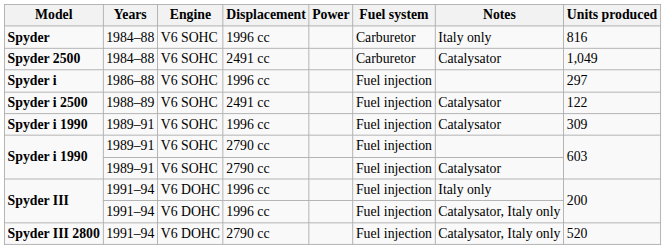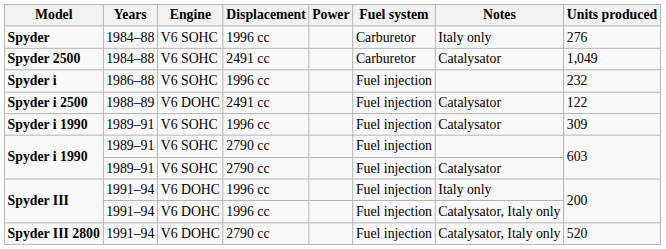(577, 37) 816 -> (577, 37) 276
(577, 80) 297 -> (577, 80) 232
(189, 102) V6 SOHC -> (190, 102) V6 DOHC
